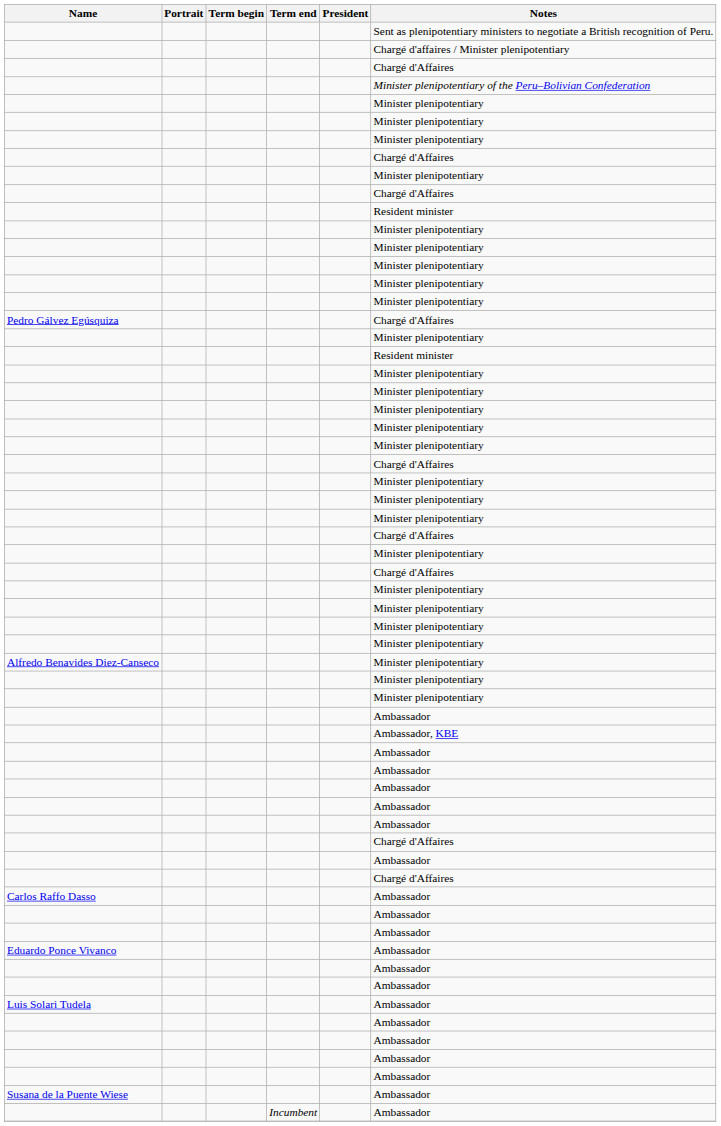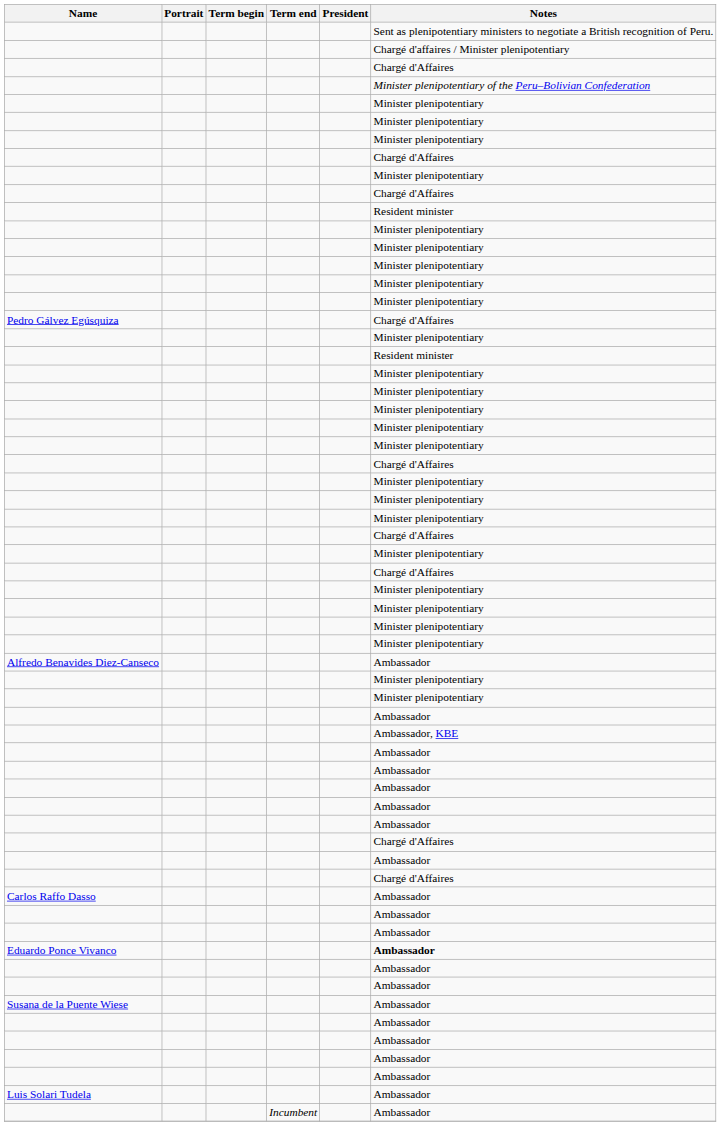(429, 662) Minister plenipotentiary -> (402, 662) Ambassador
(402, 950) normal -> (404, 950) bold
rows swapped: (49, 1004) <-> (68, 1094)
